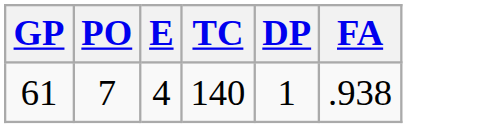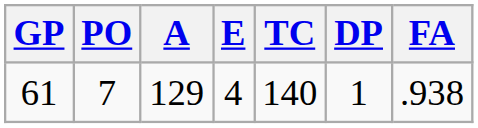+ column: (177, 33)
